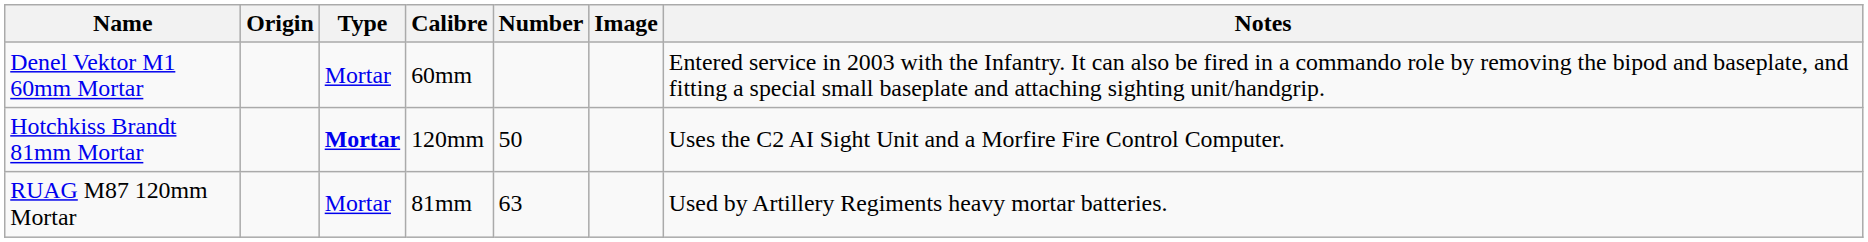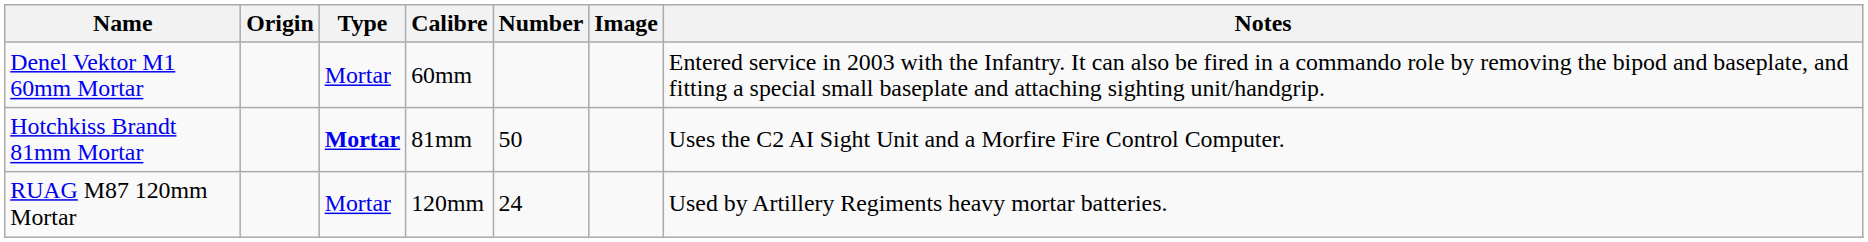(448, 139) 120mm -> (442, 139) 81mm
(442, 203) 81mm -> (448, 203) 120mm
(510, 203) 63 -> (510, 203) 24
